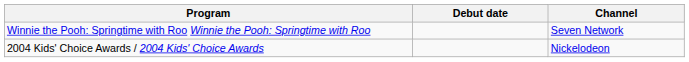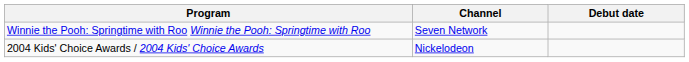columns swapped: (616, 13) <-> (480, 13)
